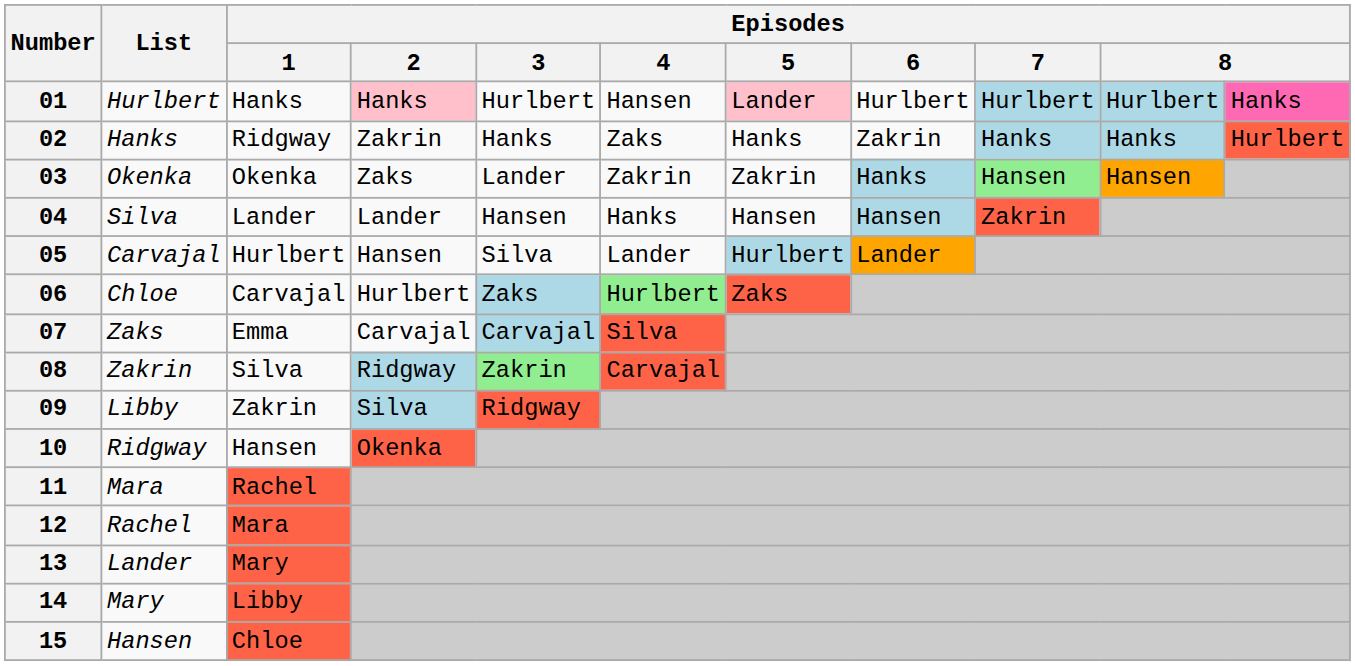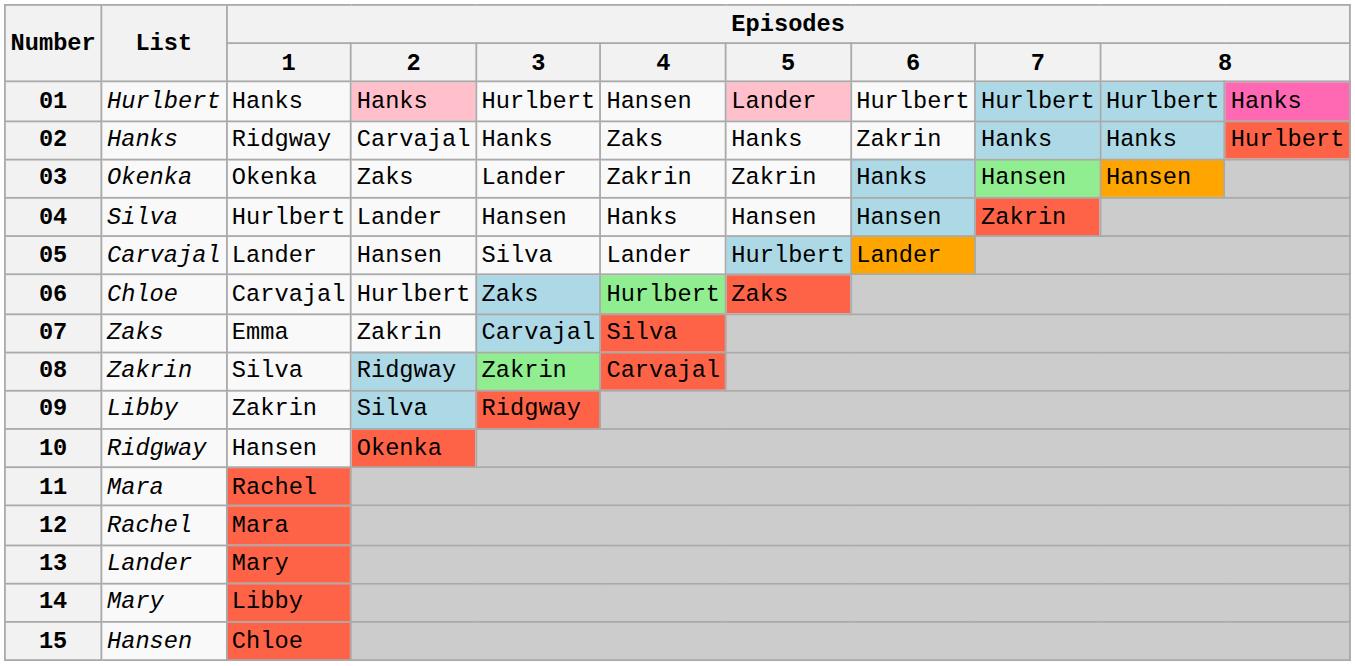(399, 140) Zakrin -> (414, 140) Carvajal
(274, 217) Lander -> (289, 217) Hurlbert
(289, 256) Hurlbert -> (274, 256) Lander
(414, 333) Carvajal -> (399, 333) Zakrin
